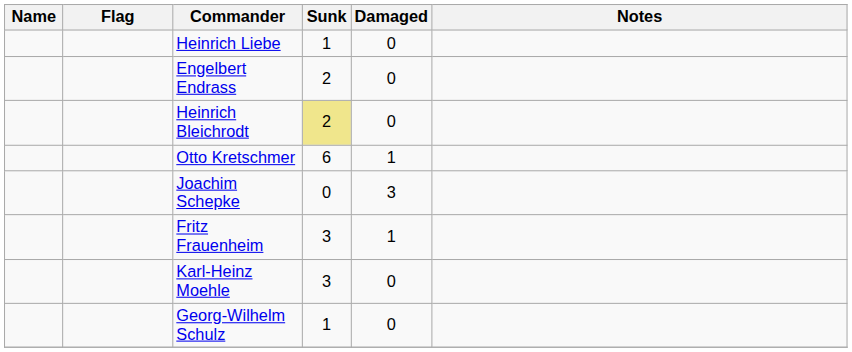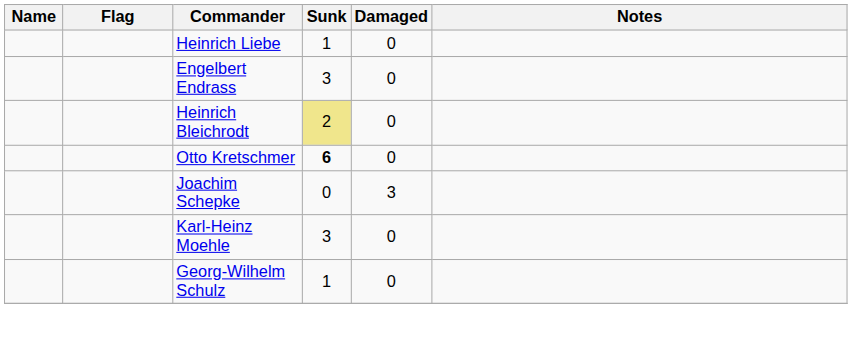(327, 78) 2 -> (327, 78) 3
(327, 157) normal -> (327, 157) bold
(391, 157) 1 -> (391, 157) 0
- row: (220, 236)
